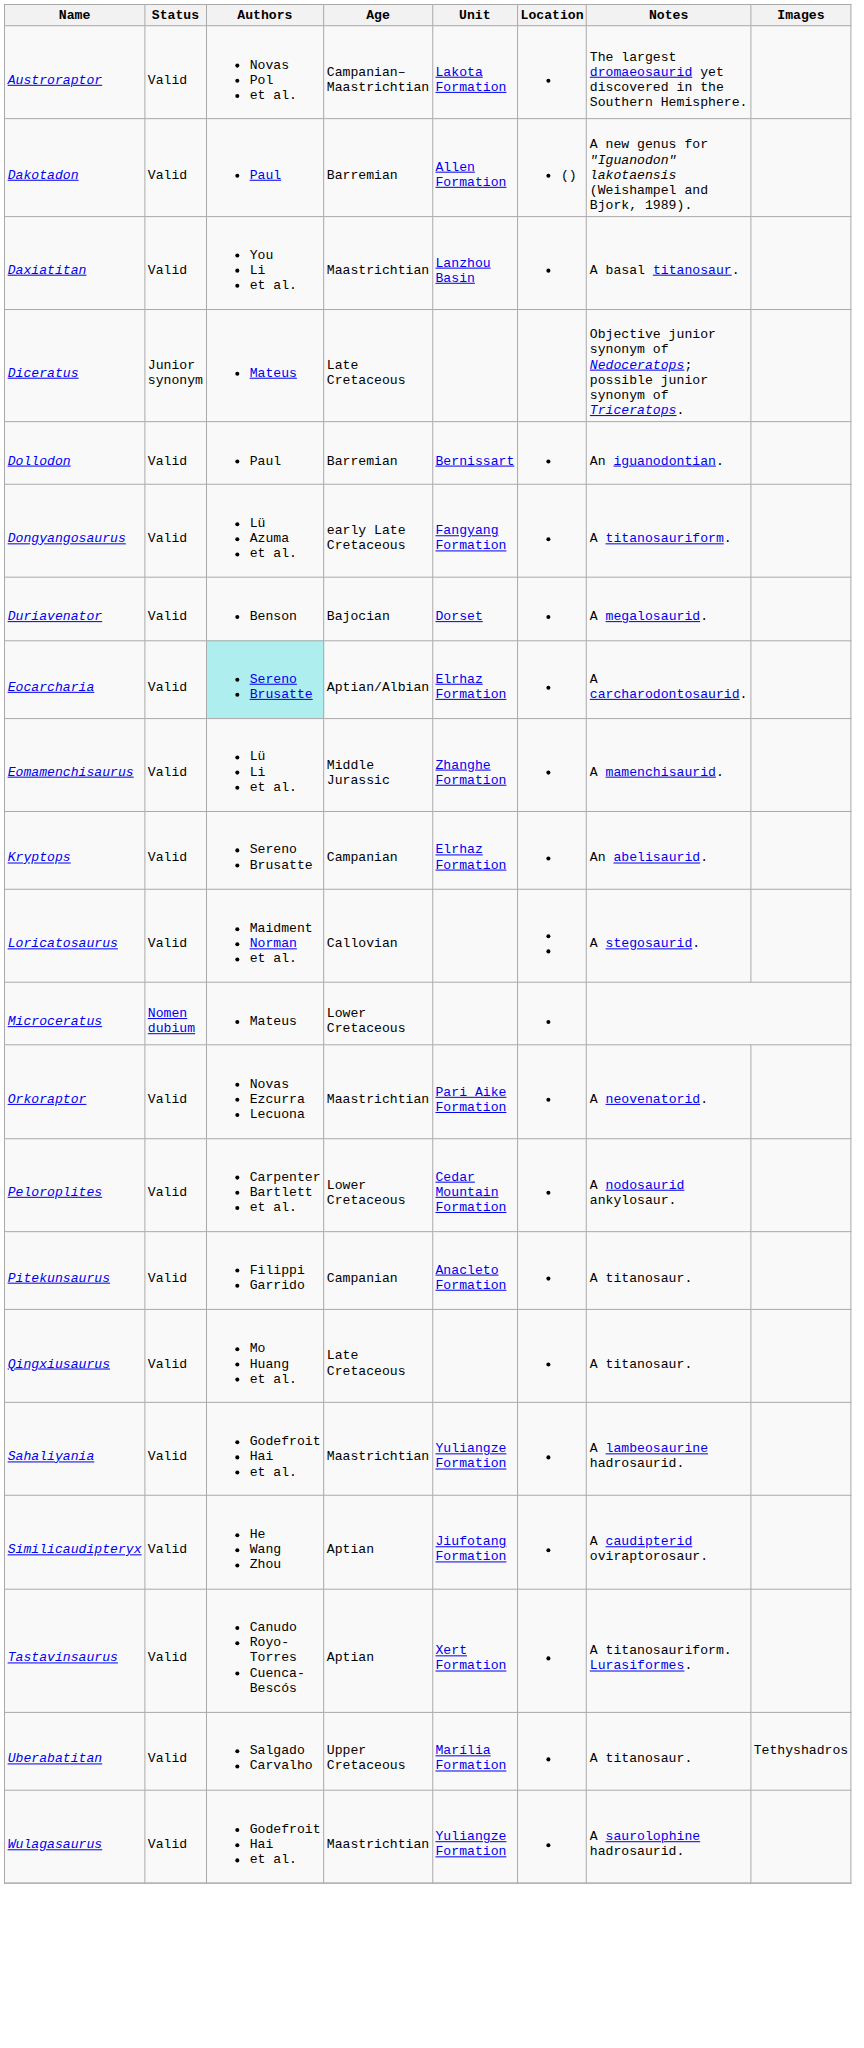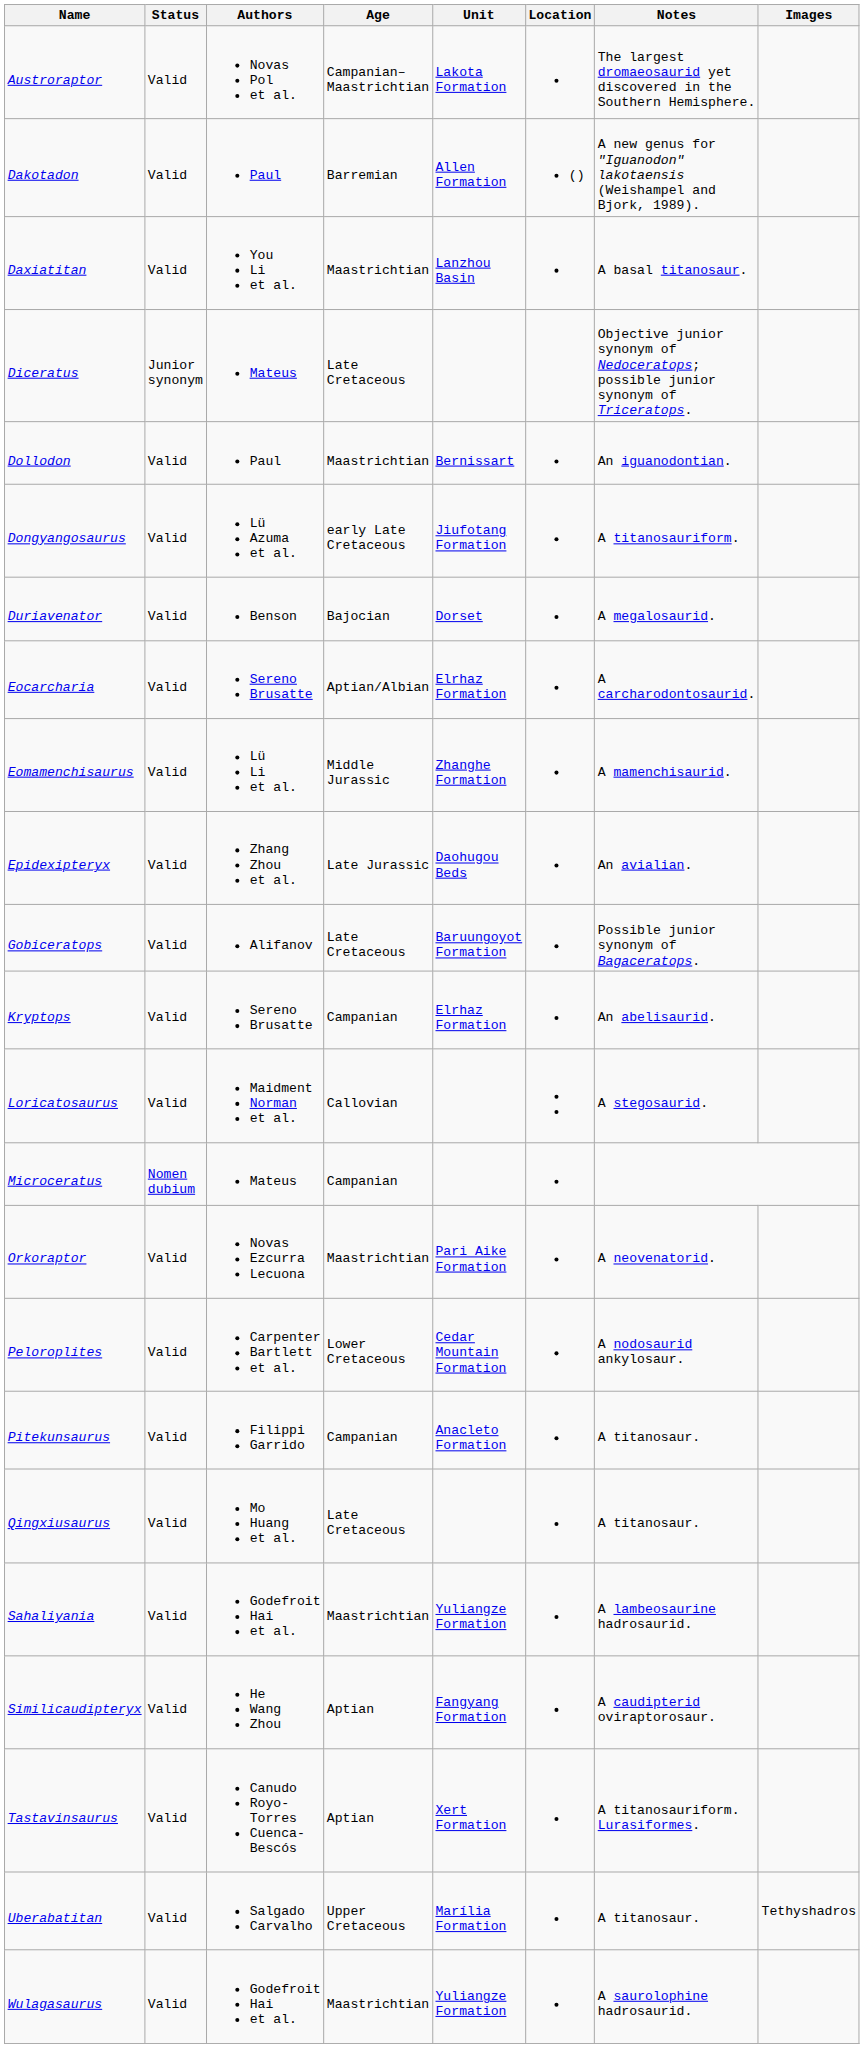(362, 461) Barremian -> (378, 461) Maastrichtian
(471, 539) Fangyang Formation -> (471, 539) Jiufotang Formation
(265, 687) paleturquoise background -> (265, 687) no background
+ row: (59, 865)
+ row: (55, 945)
(366, 1021) Lower Cretaceous -> (362, 1181) Campanian
(471, 1550) Jiufotang Formation -> (471, 1710) Fangyang Formation
